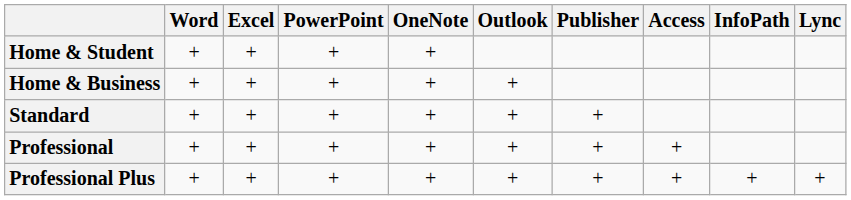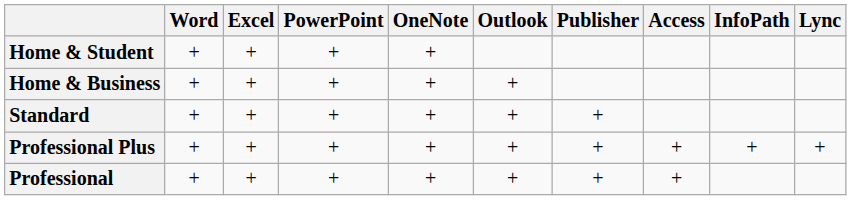rows swapped: (61, 147) <-> (82, 178)
